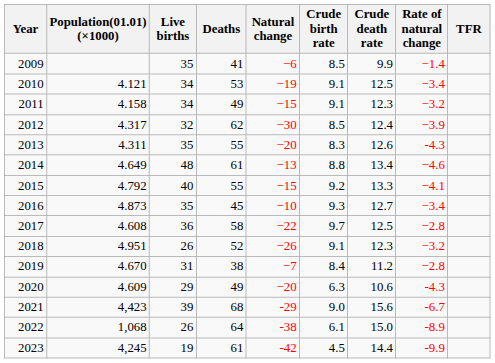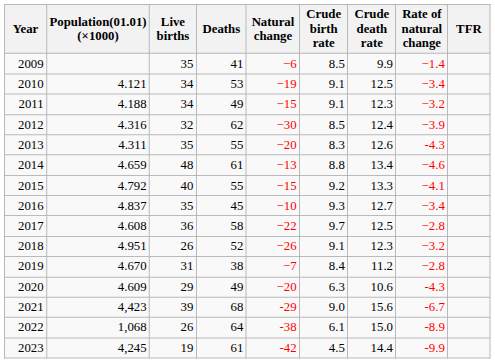(132, 104) 4.158 -> (132, 104) 4.188
(132, 124) 4.317 -> (132, 124) 4.316
(132, 165) 4.649 -> (132, 165) 4.659
(132, 205) 4.873 -> (132, 205) 4.837
